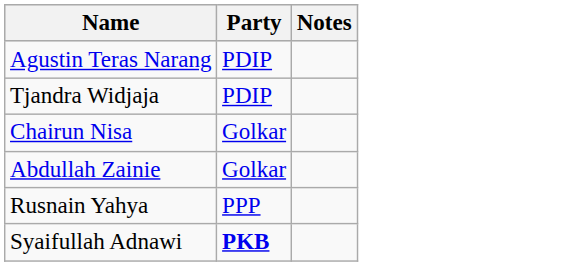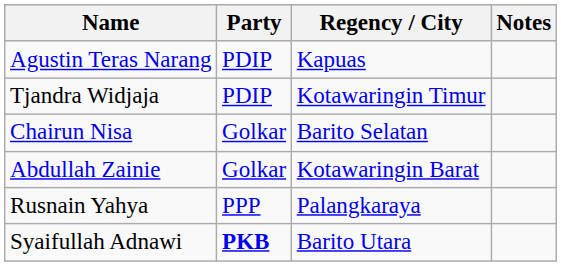+ column: (391, 22)
